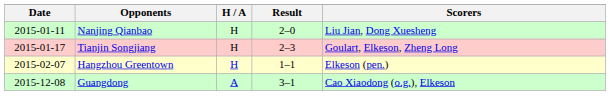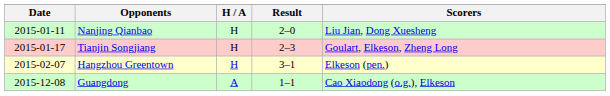(287, 64) 1–1 -> (287, 64) 3–1
(287, 82) 3–1 -> (287, 82) 1–1
